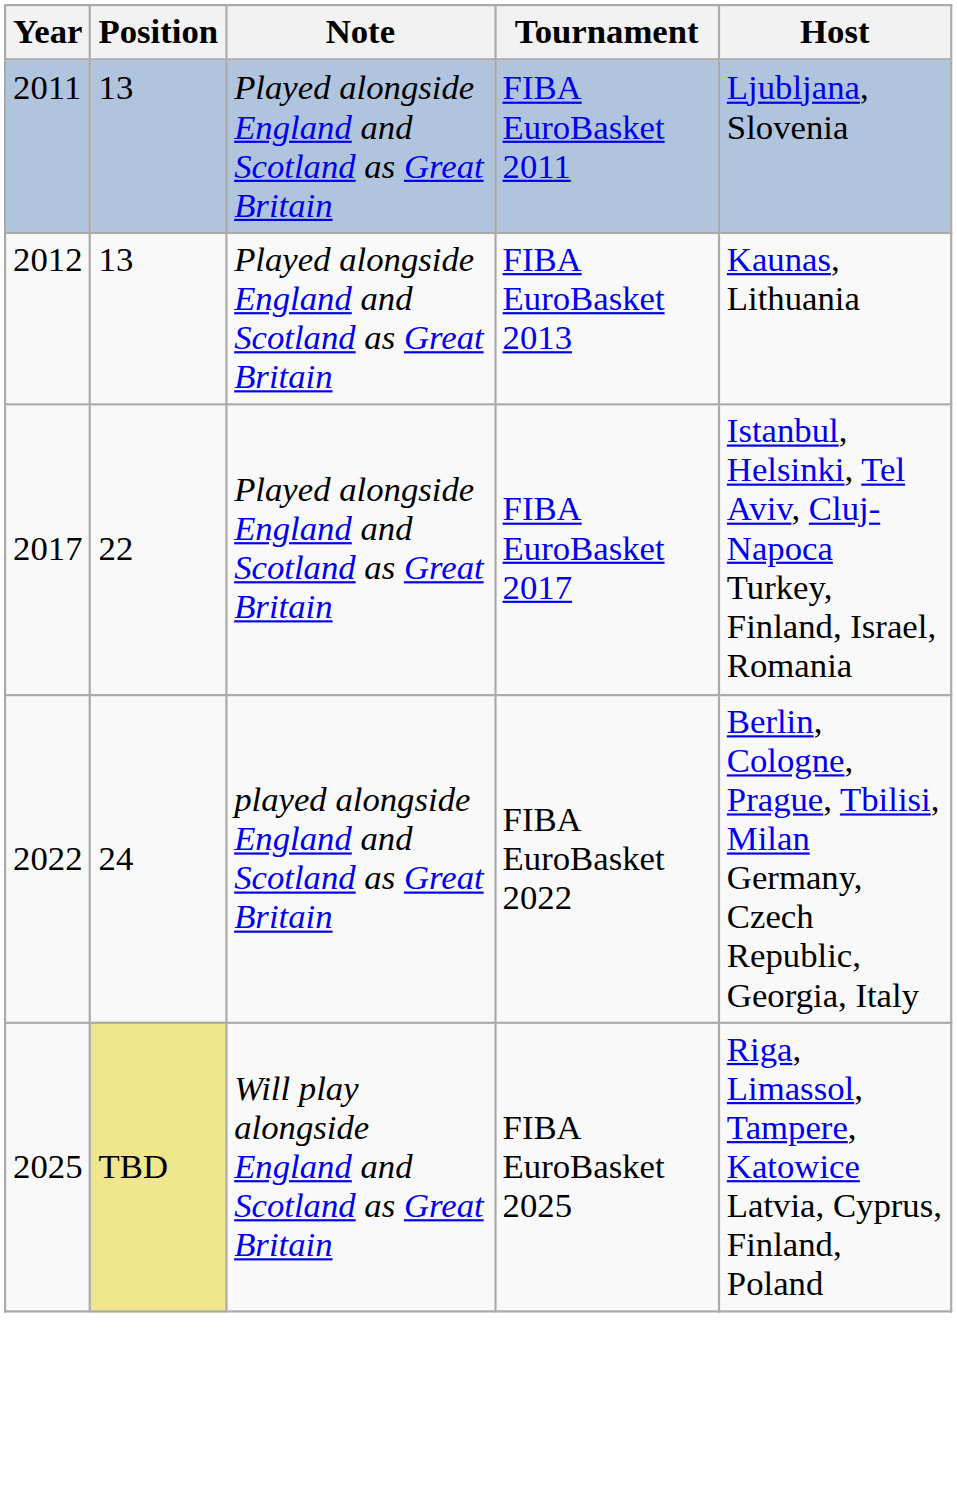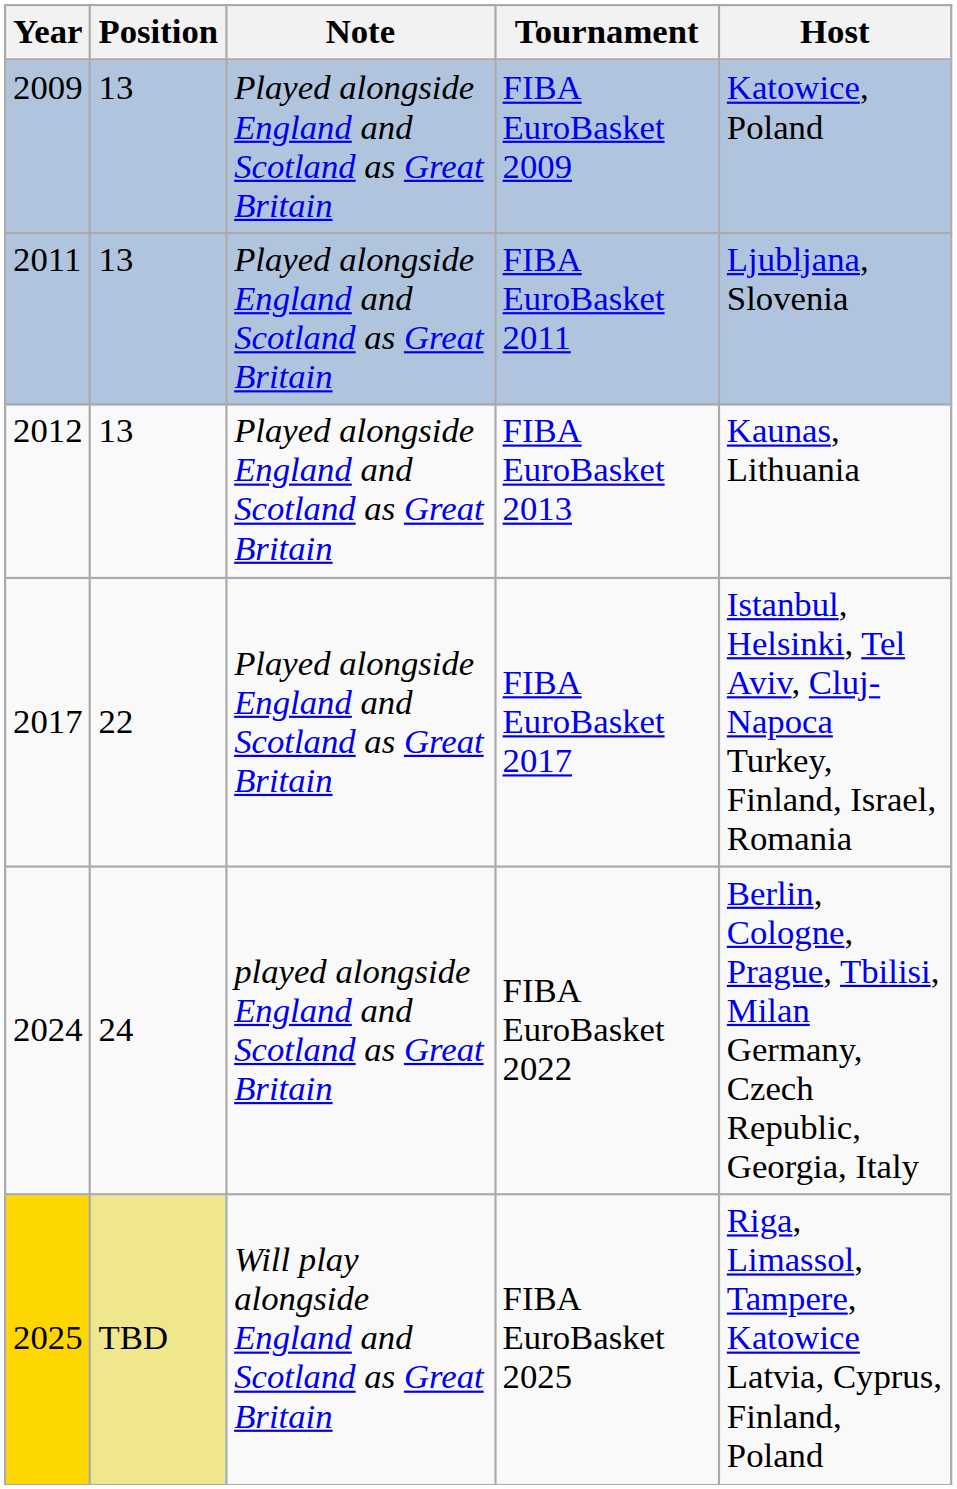+ row: (584, 126)
(48, 857) 2022 -> (48, 1029) 2024
(48, 1166) no background -> (48, 1338) gold background
